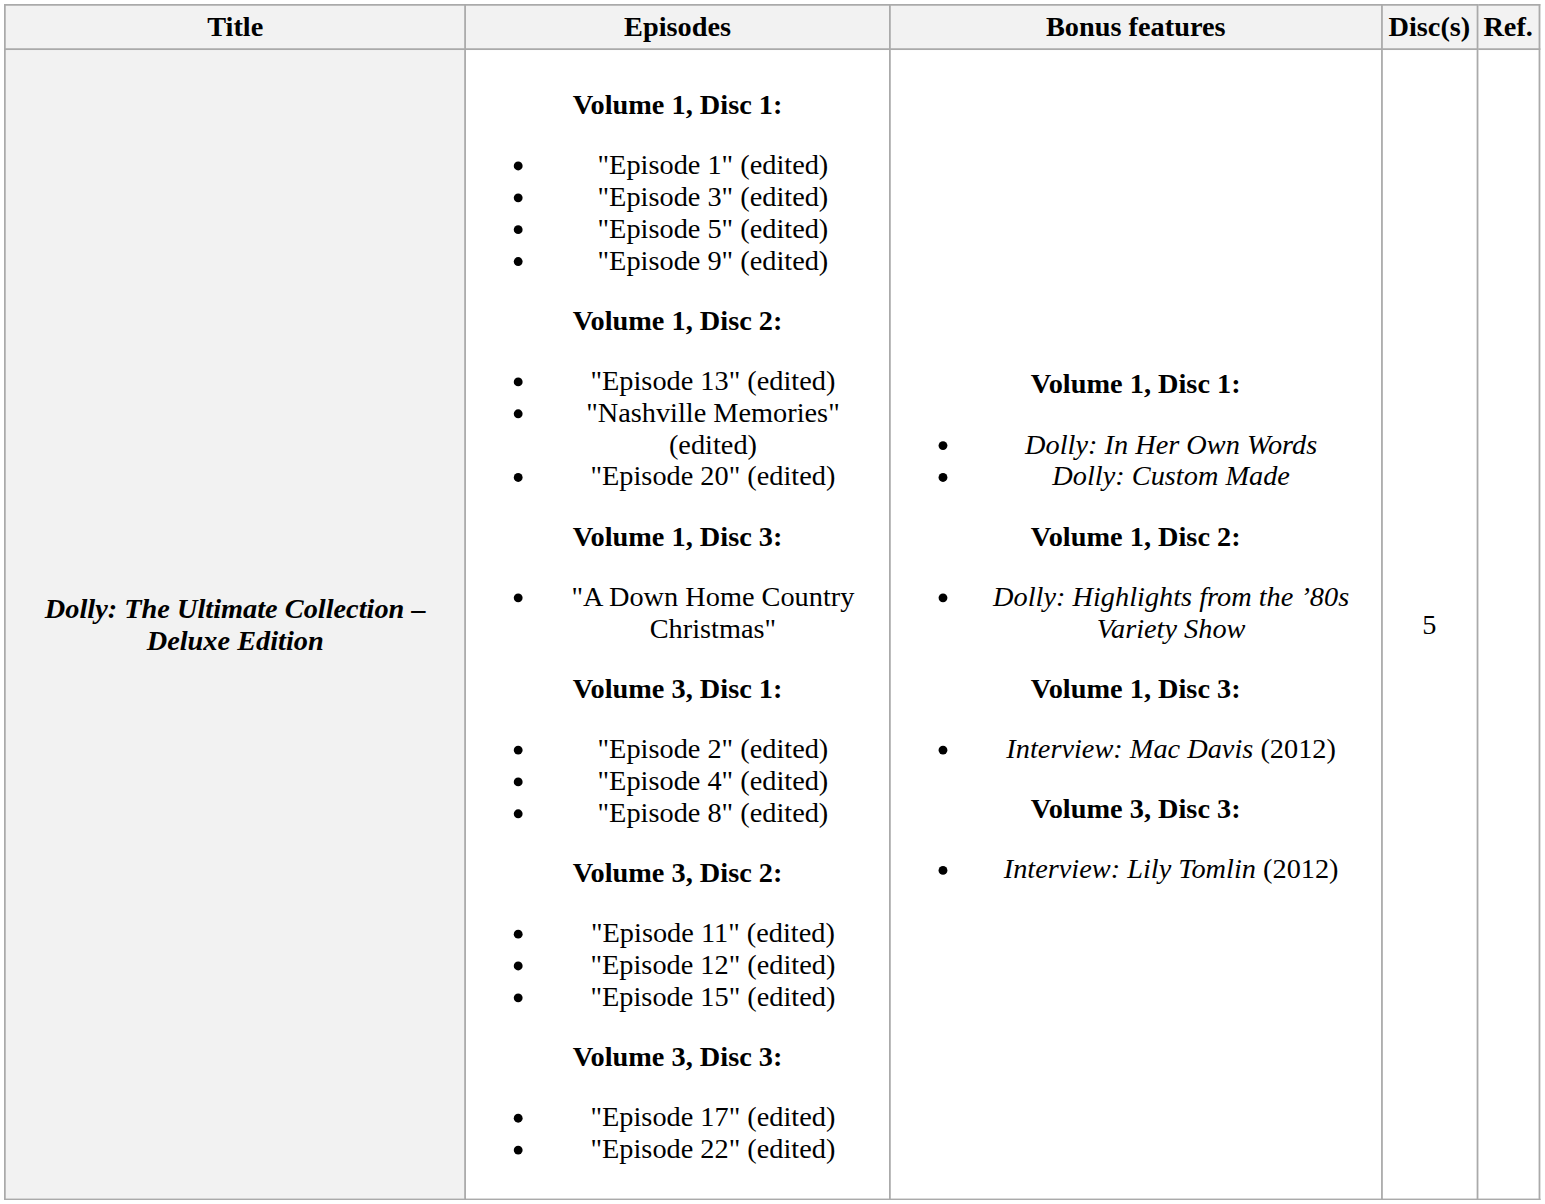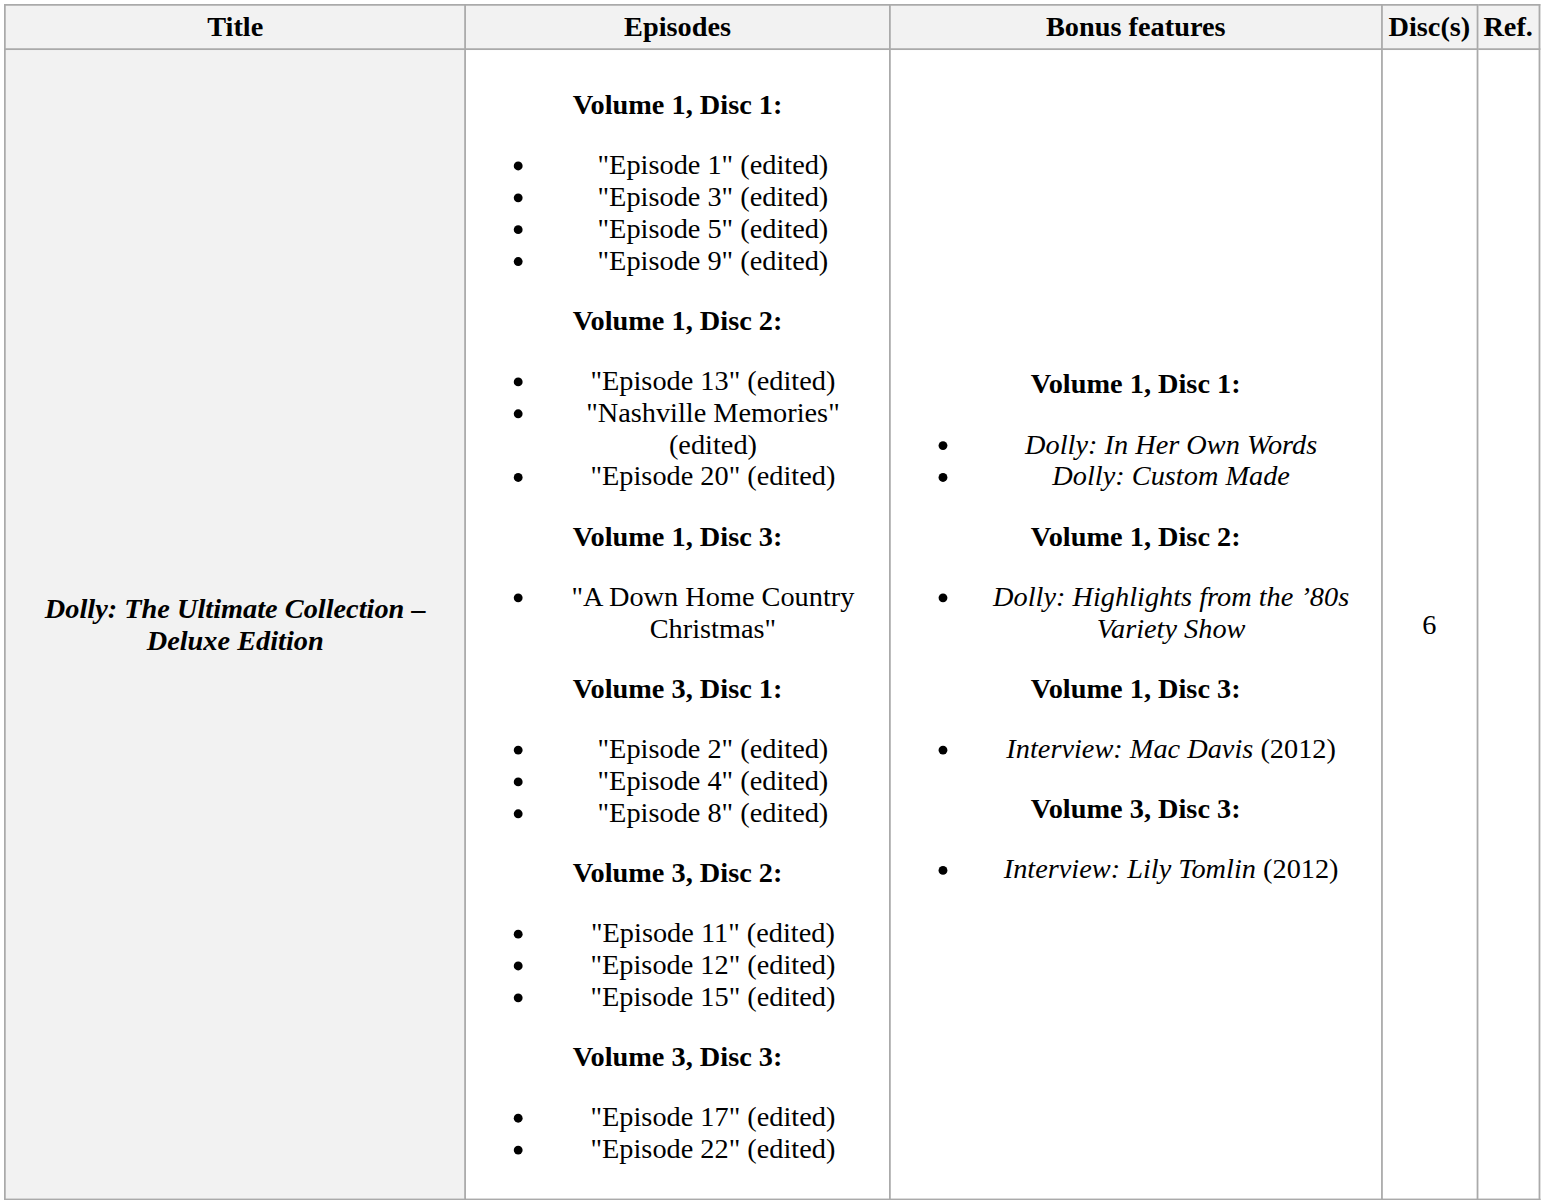(1429, 624) 5 -> (1429, 624) 6
